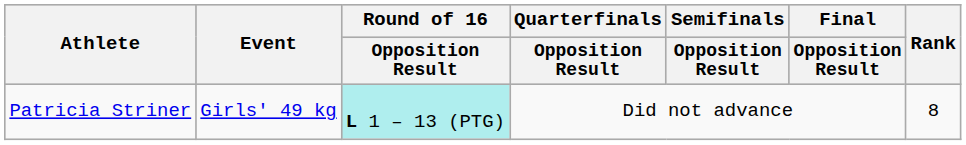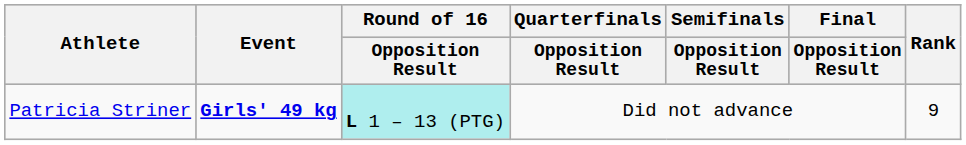(269, 111) normal -> (269, 111) bold
(933, 111) 8 -> (933, 111) 9
